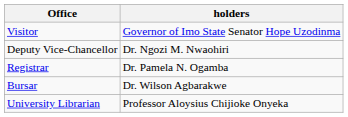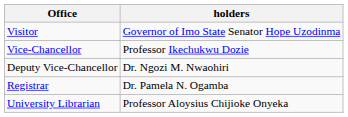+ row: (44, 49)
- row: (22, 85)
